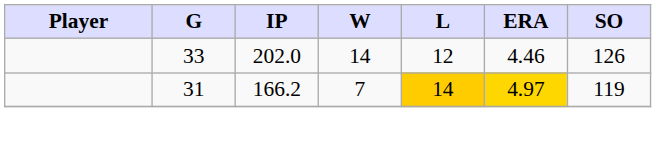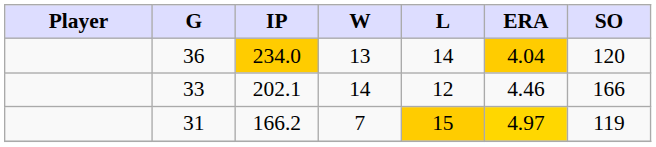+ row: (194, 55)
(277, 55) 202.0 -> (277, 89) 202.1
(609, 55) 126 -> (609, 89) 166
(443, 89) 14 -> (443, 123) 15
